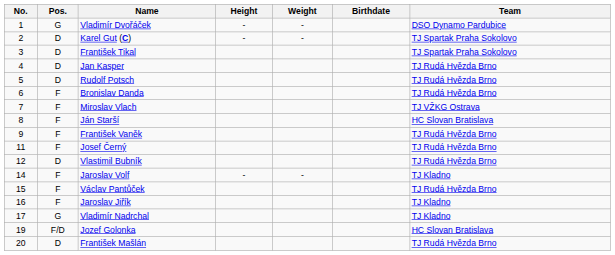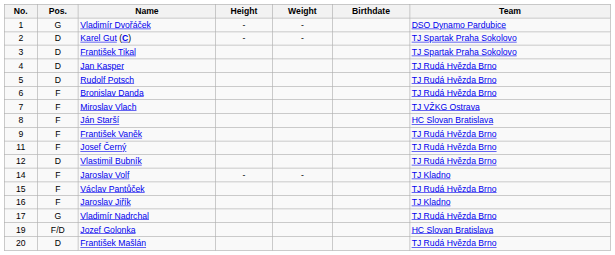(431, 216) TJ Kladno -> (454, 216) TJ Rudá Hvězda Brno
